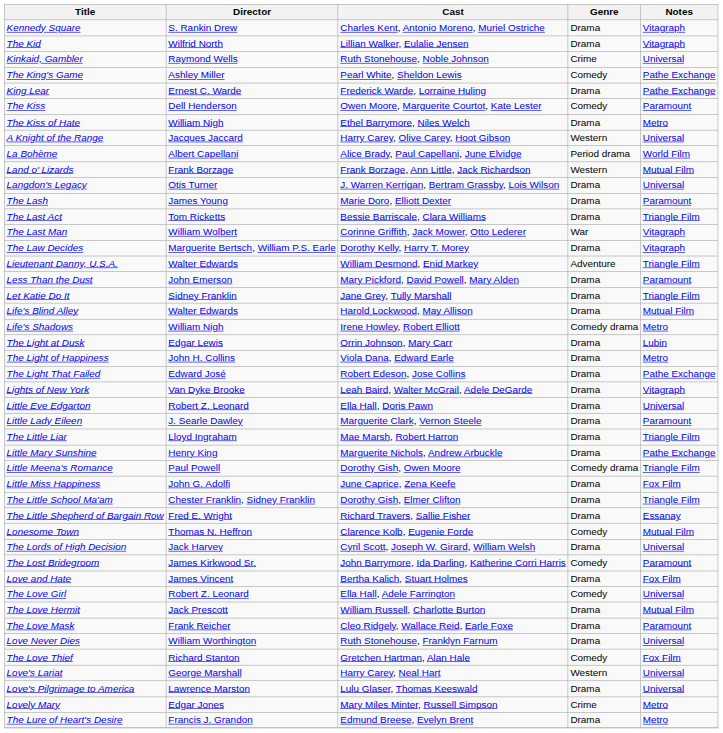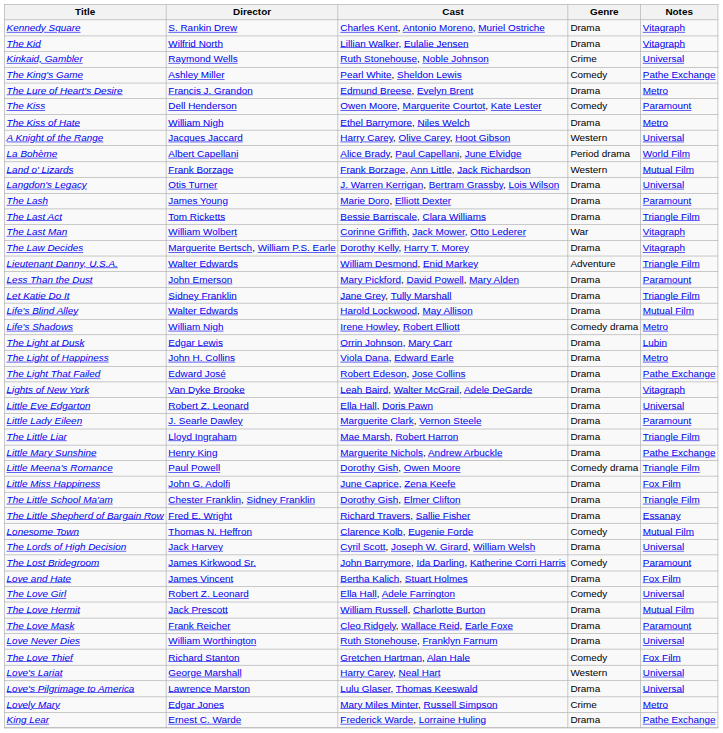rows swapped: (28, 91) <-> (65, 720)
